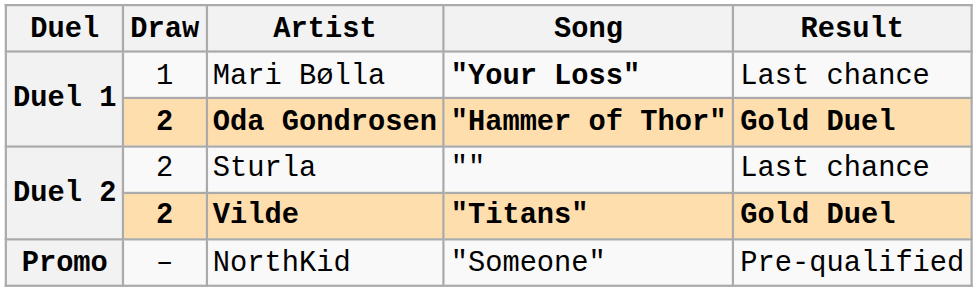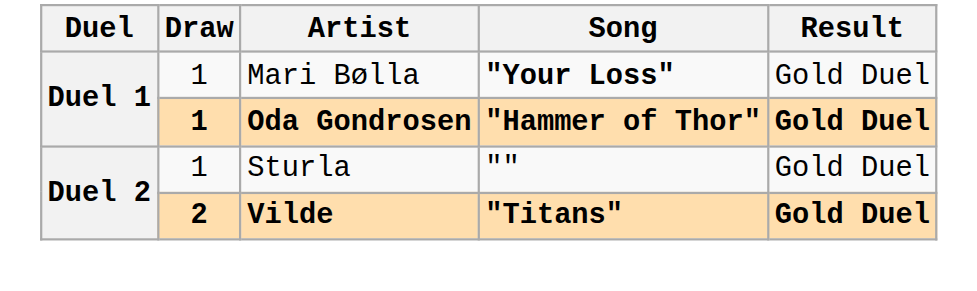(835, 75) Last chance -> (852, 75) Gold Duel
(165, 122) 2 -> (199, 122) 1
(165, 169) 2 -> (199, 169) 1
(835, 169) Last chance -> (852, 169) Gold Duel
- row: (282, 263)
